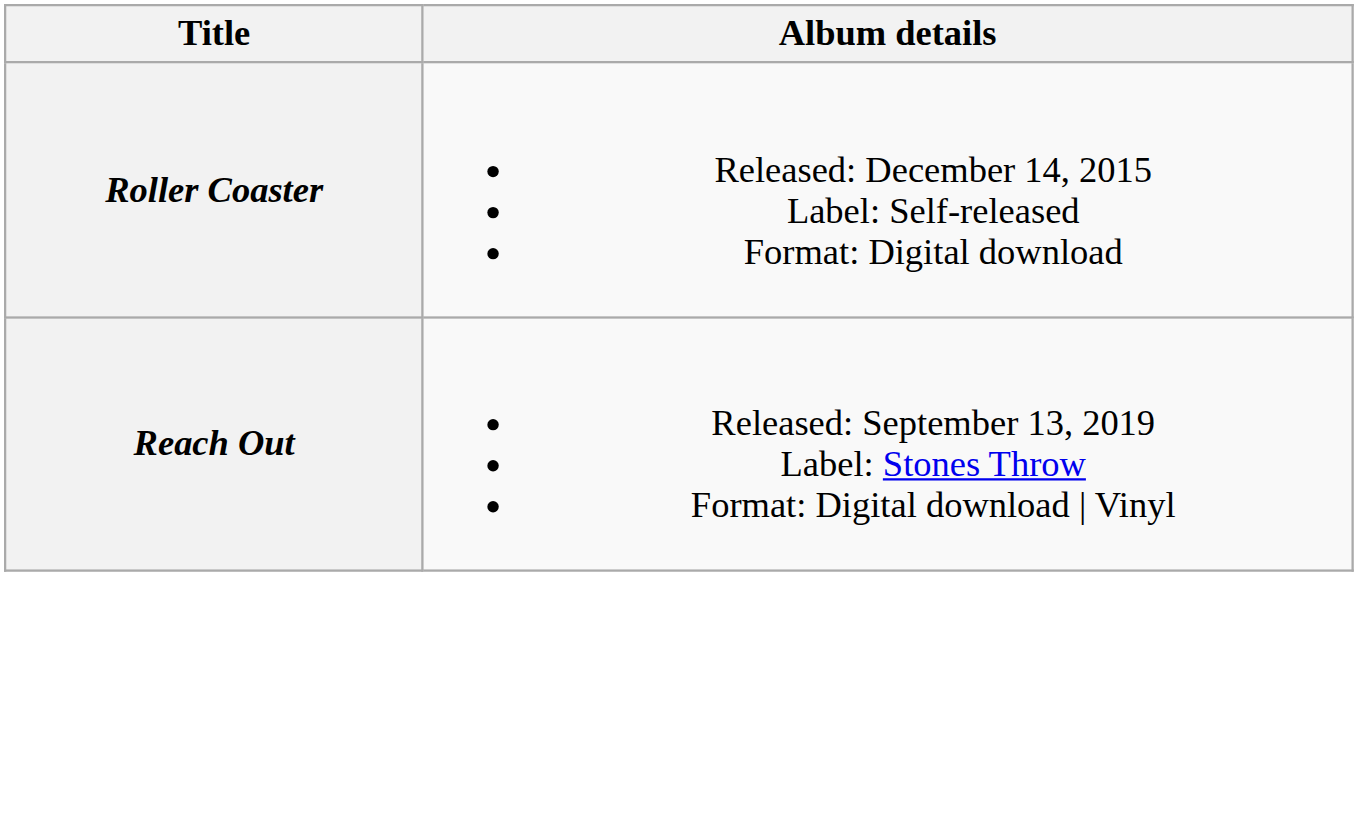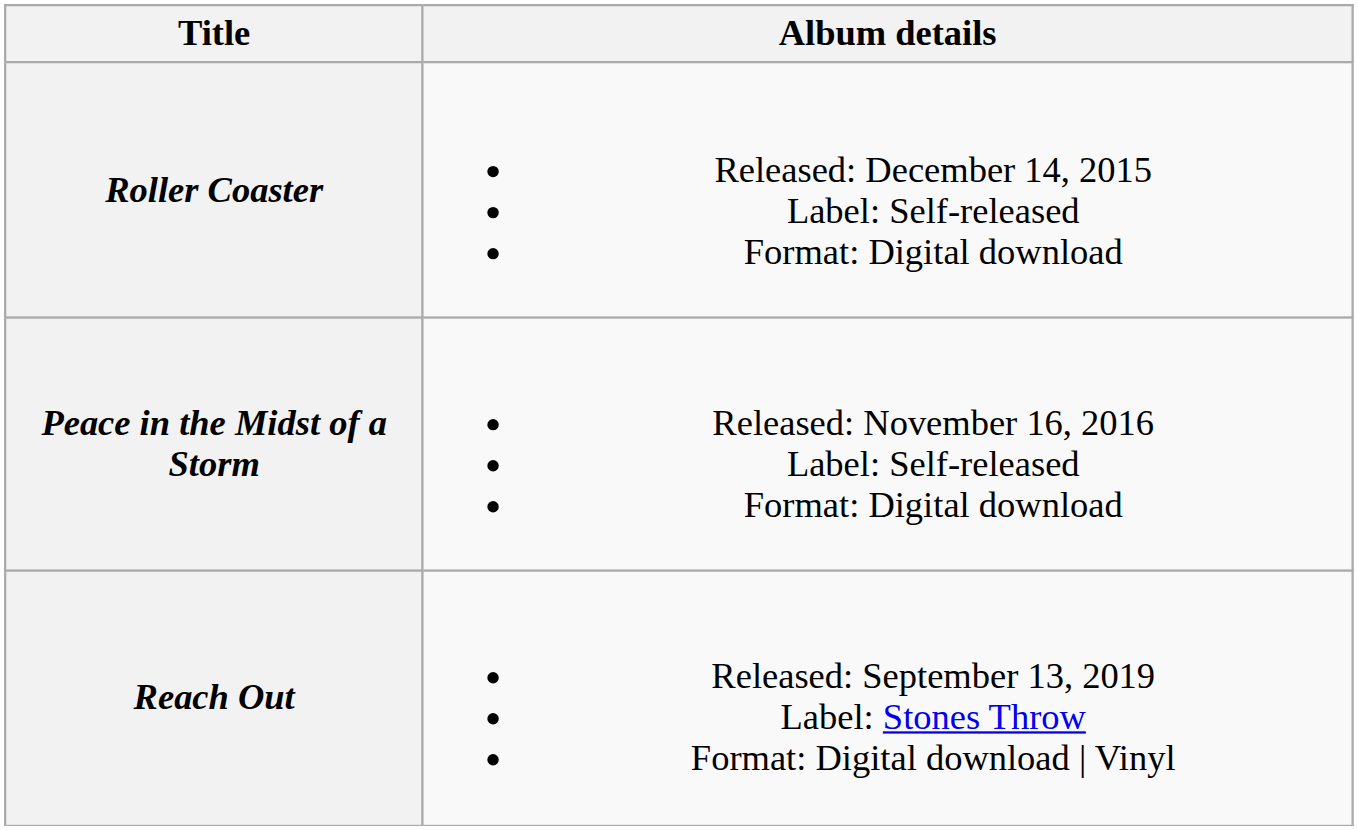+ row: (214, 443)
